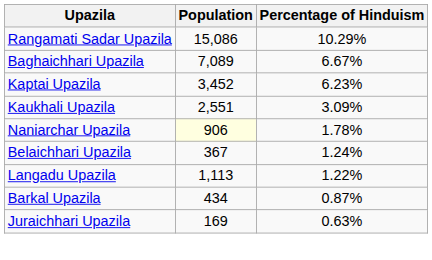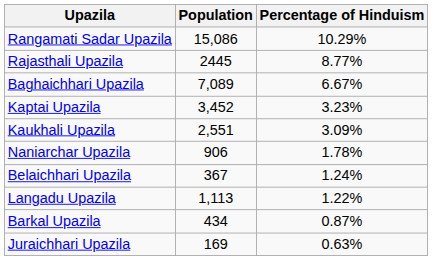+ row: (65, 61)
(342, 84) 6.23% -> (342, 107) 3.23%
(216, 130) lightyellow background -> (216, 152) no background
